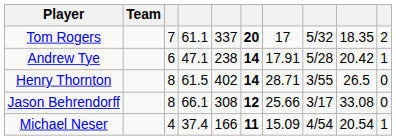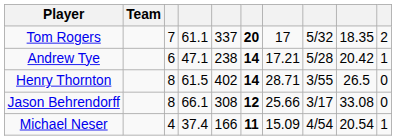(283, 59) 17.91 -> (283, 59) 17.21
